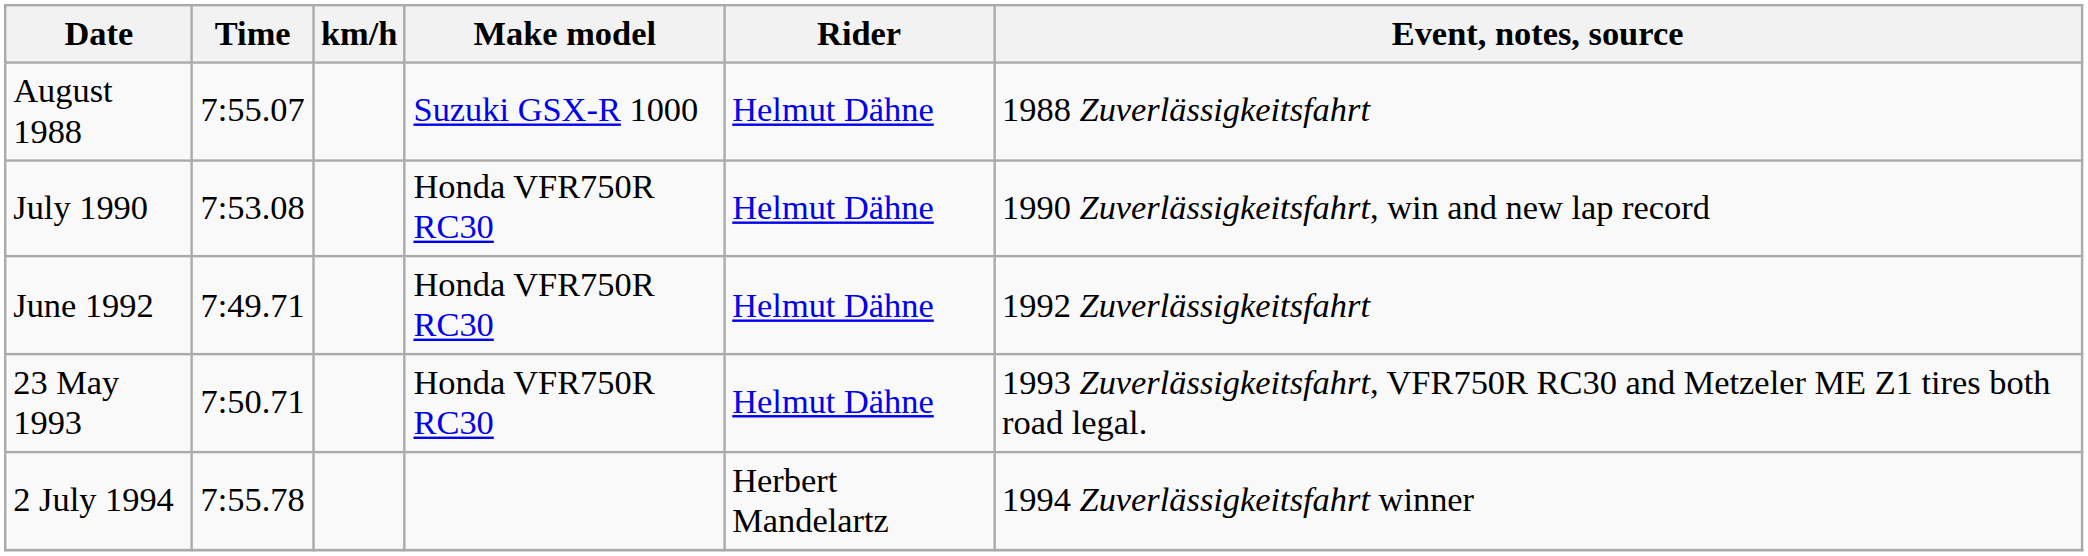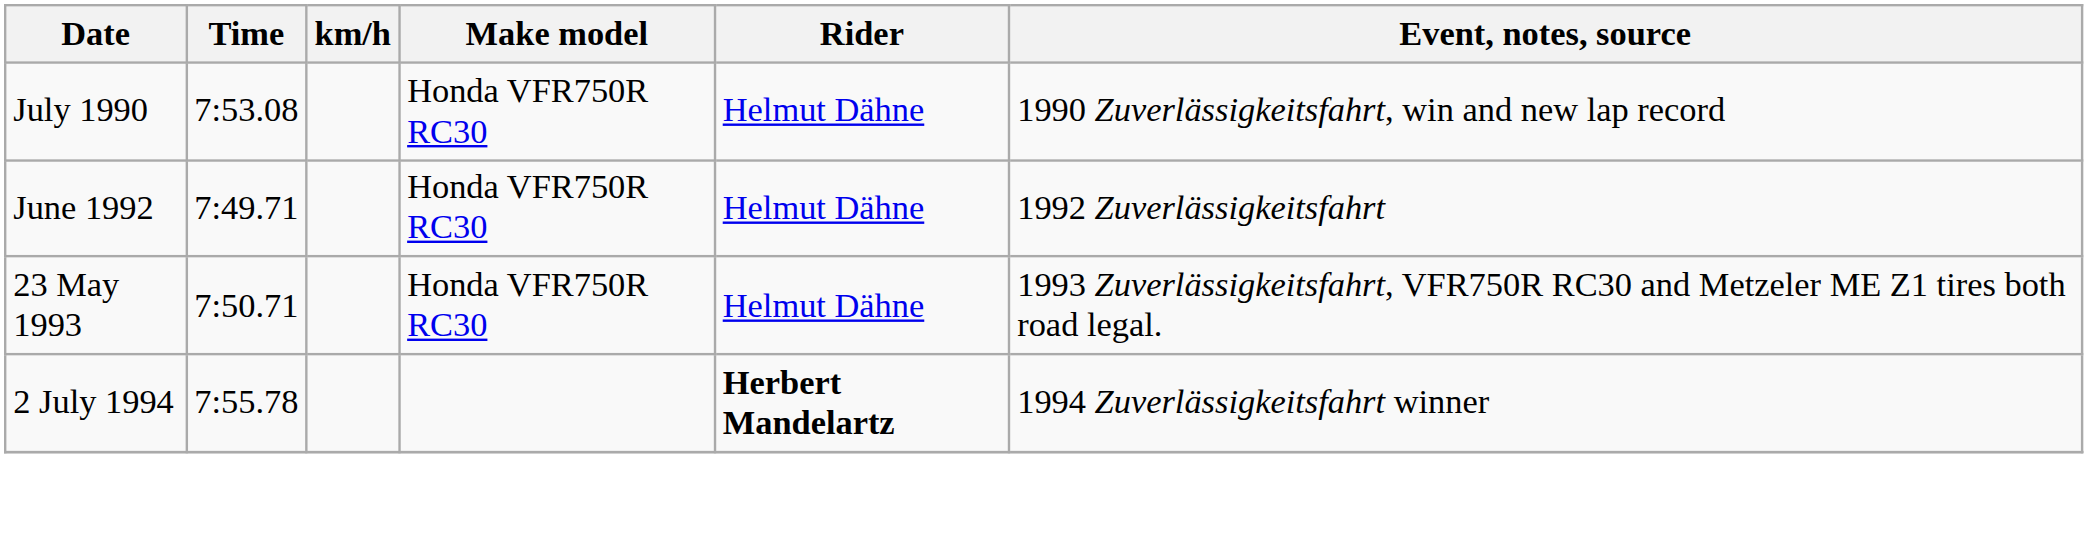- row: (63, 110)
(811, 499) normal -> (809, 402) bold
